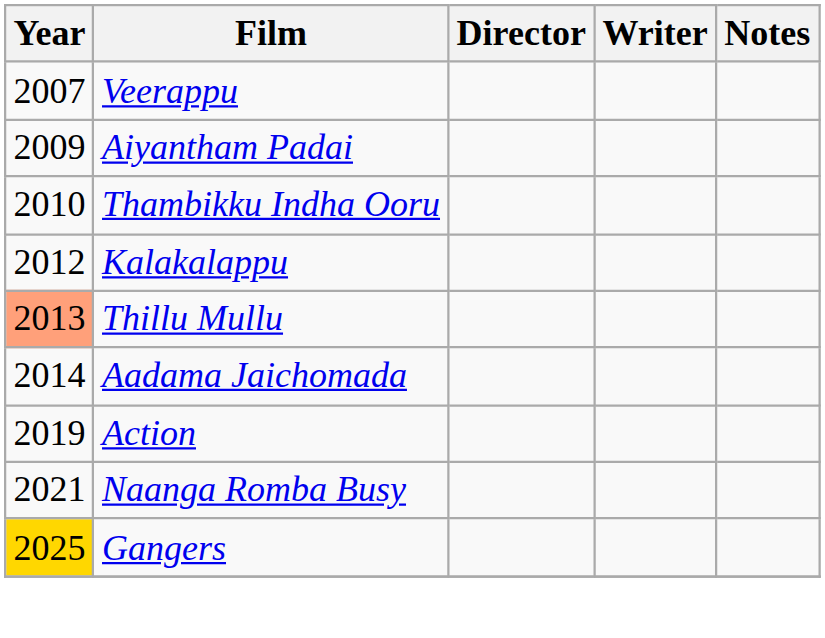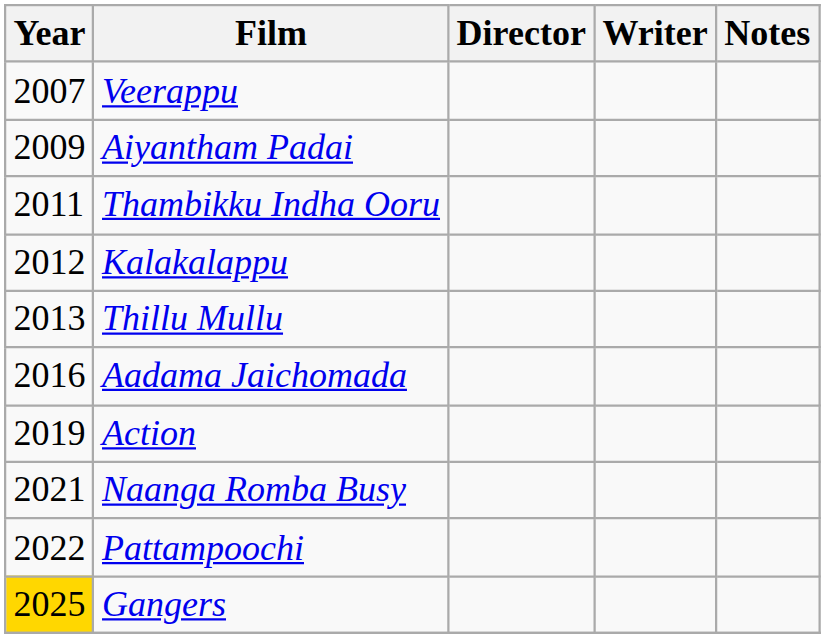(49, 204) 2010 -> (49, 204) 2011
(49, 318) lightsalmon background -> (49, 318) no background
(49, 375) 2014 -> (49, 375) 2016
+ row: (203, 546)
